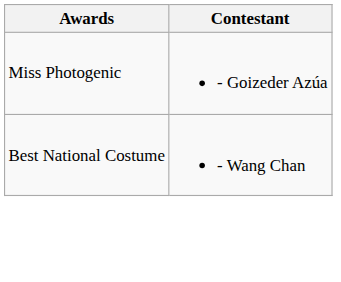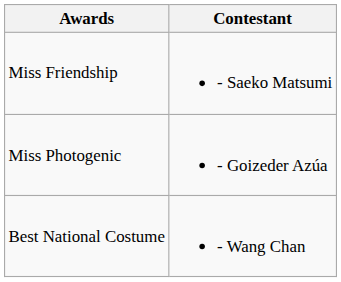+ row: (63, 73)
